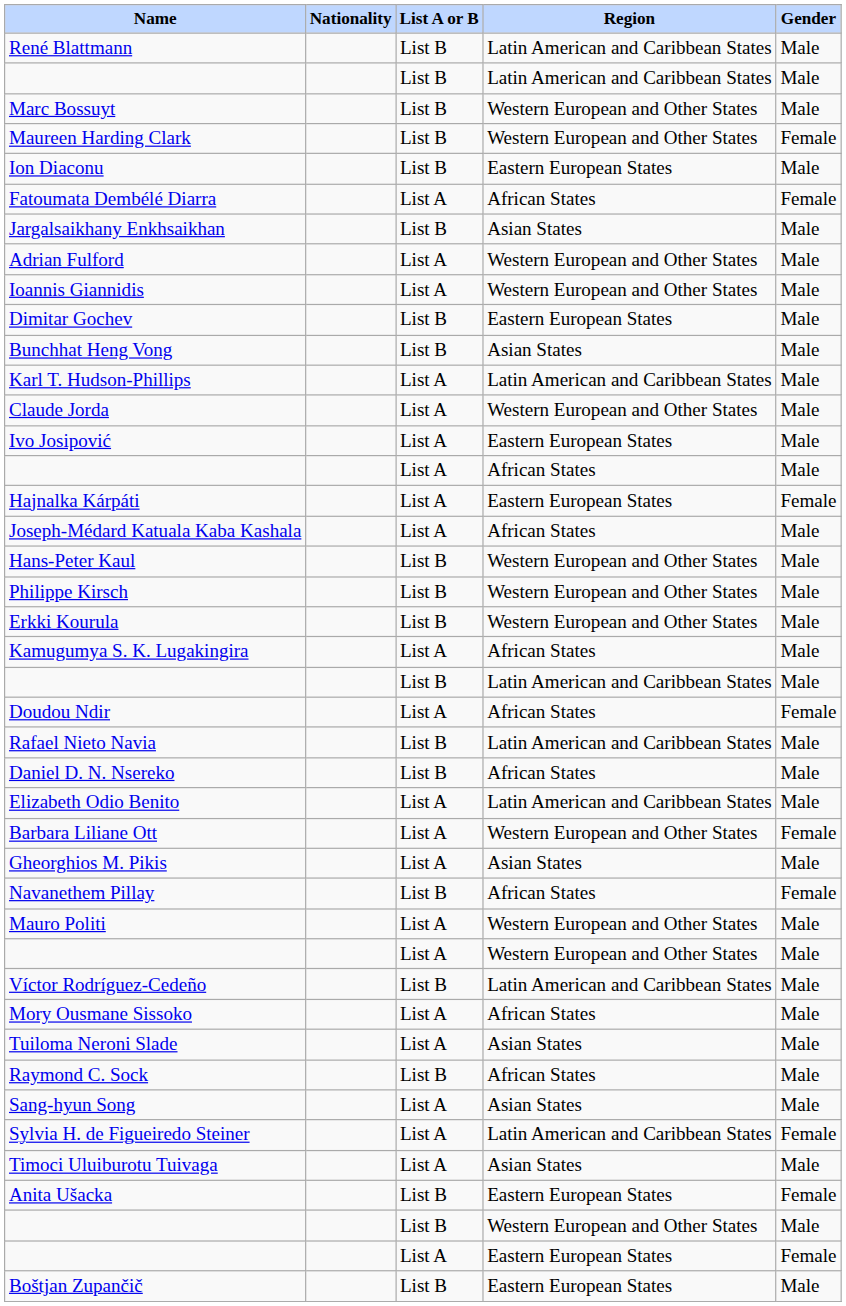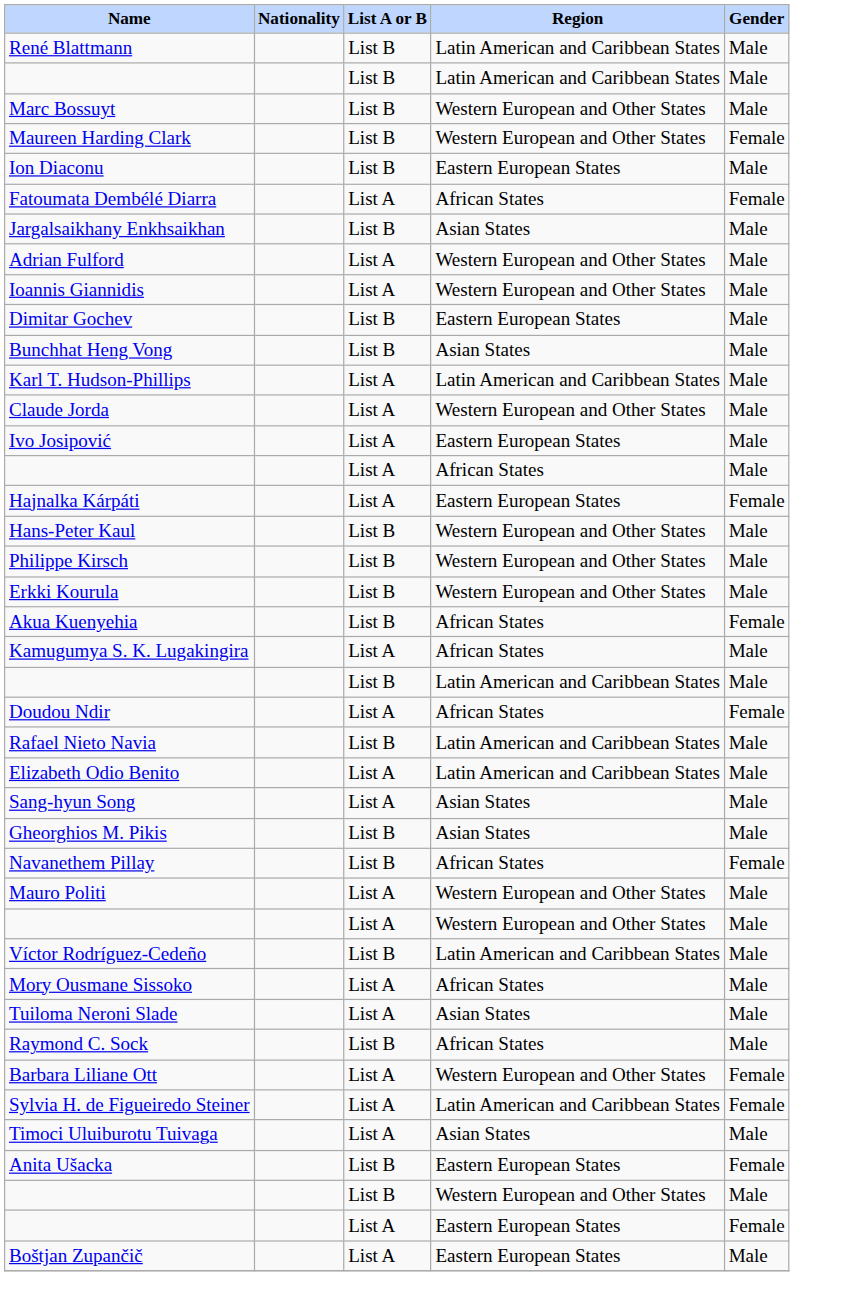- row: (155, 531)
+ row: (73, 621)
- row: (92, 772)
rows swapped: (83, 832) <-> (72, 1104)
(424, 863) List A -> (372, 832) List B
(424, 1285) List B -> (372, 1255) List A
